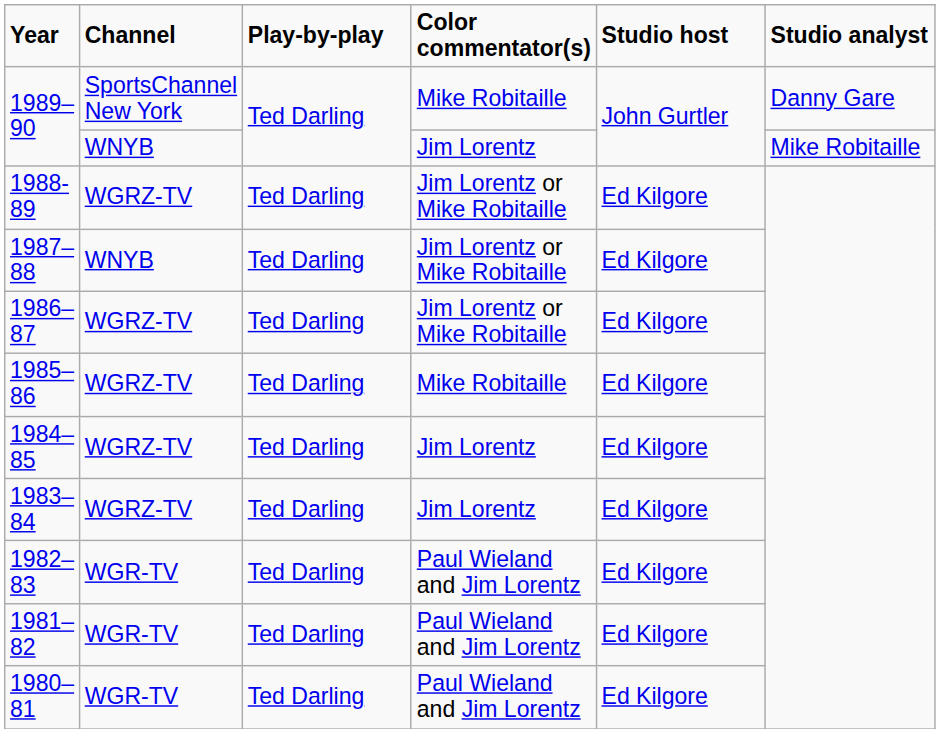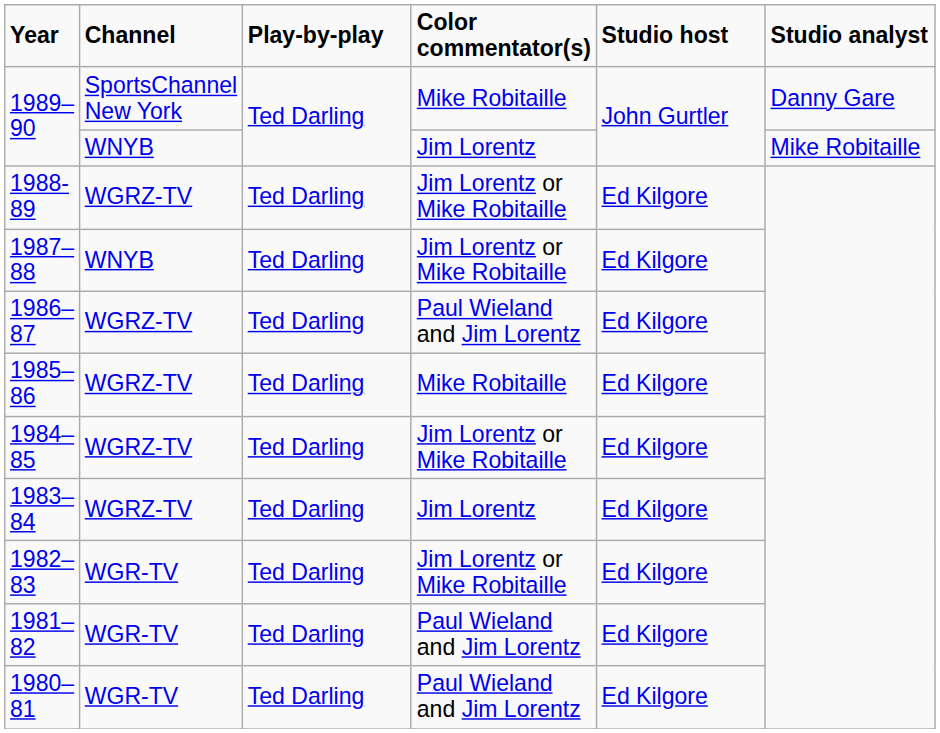(492, 322) Jim Lorentz or Mike Robitaille -> (499, 322) Paul Wieland and Jim Lorentz
(476, 447) Jim Lorentz -> (492, 447) Jim Lorentz or Mike Robitaille
(499, 571) Paul Wieland and Jim Lorentz -> (492, 571) Jim Lorentz or Mike Robitaille
